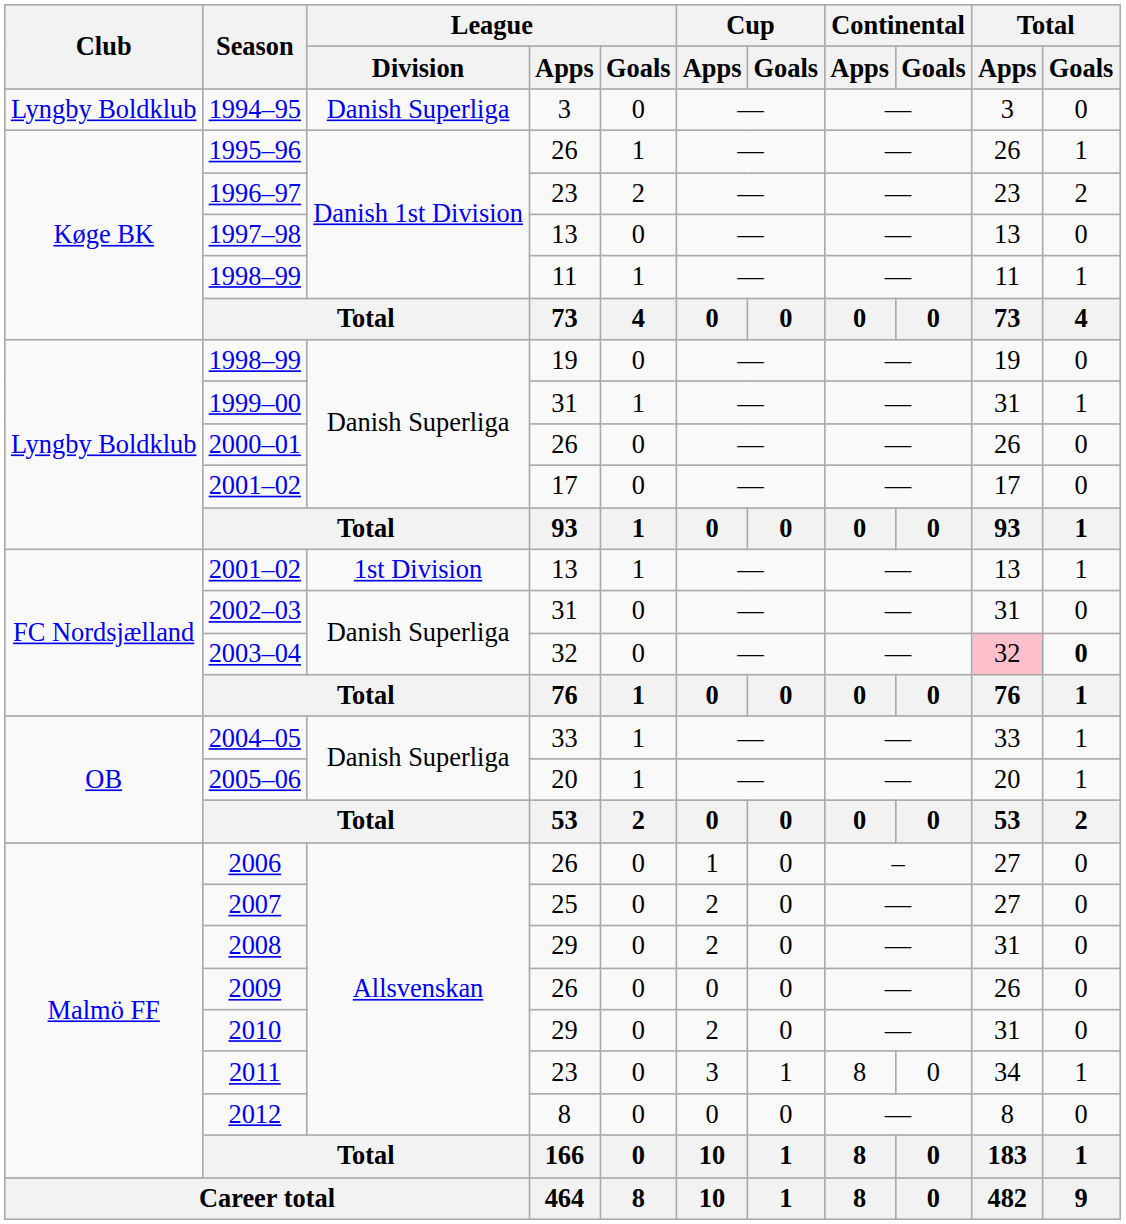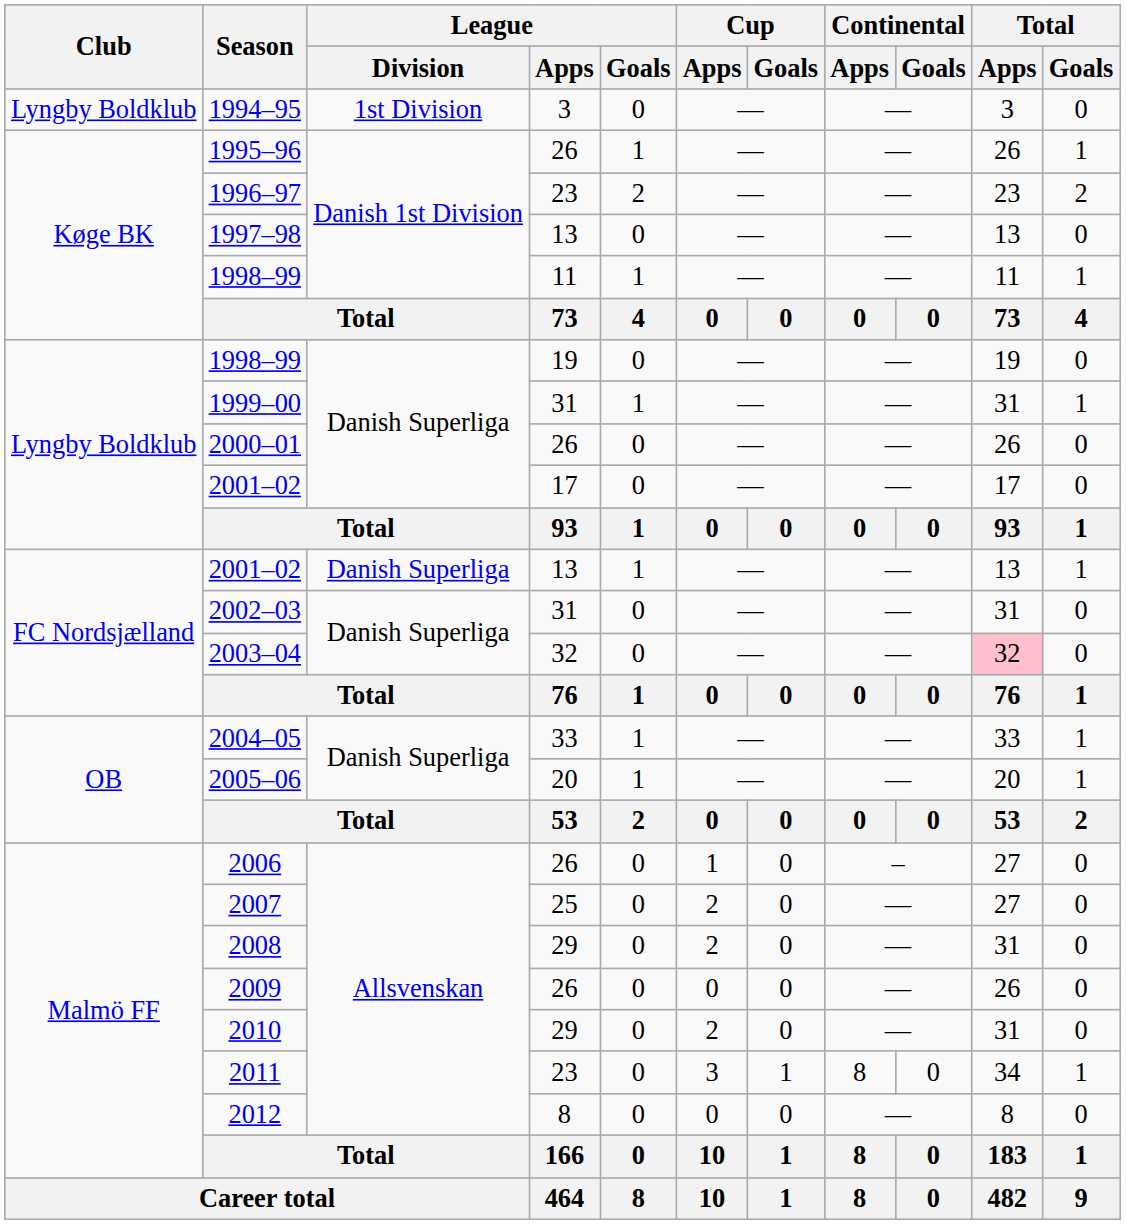(418, 109) Danish Superliga -> (418, 109) 1st Division
(418, 569) 1st Division -> (418, 569) Danish Superliga
(1081, 653) bold -> (1081, 653) normal
